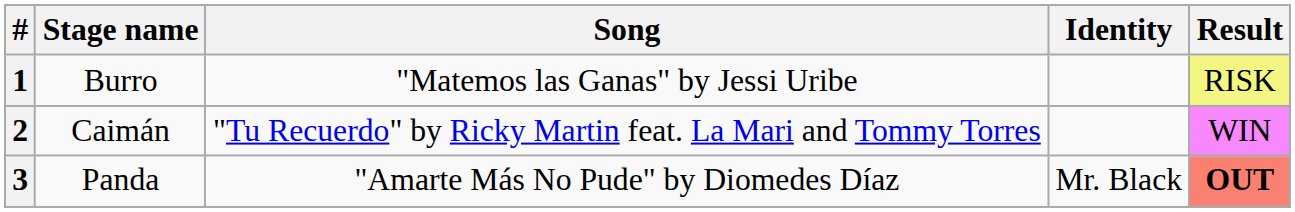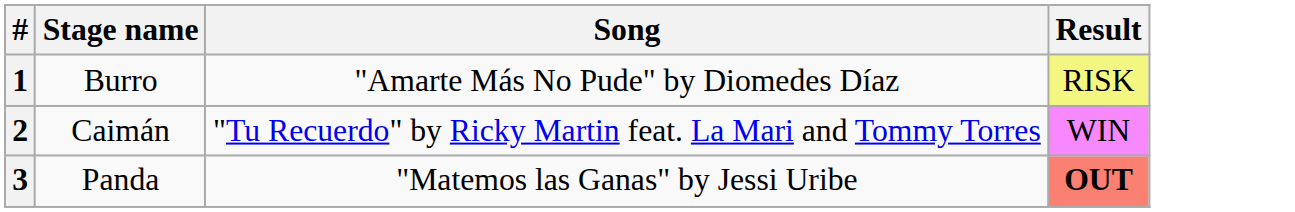- column: (1119, 29)
(627, 79) "Matemos las Ganas" by Jessi Uribe -> (627, 79) "Amarte Más No Pude" by Diomedes Díaz
(627, 180) "Amarte Más No Pude" by Diomedes Díaz -> (627, 180) "Matemos las Ganas" by Jessi Uribe
